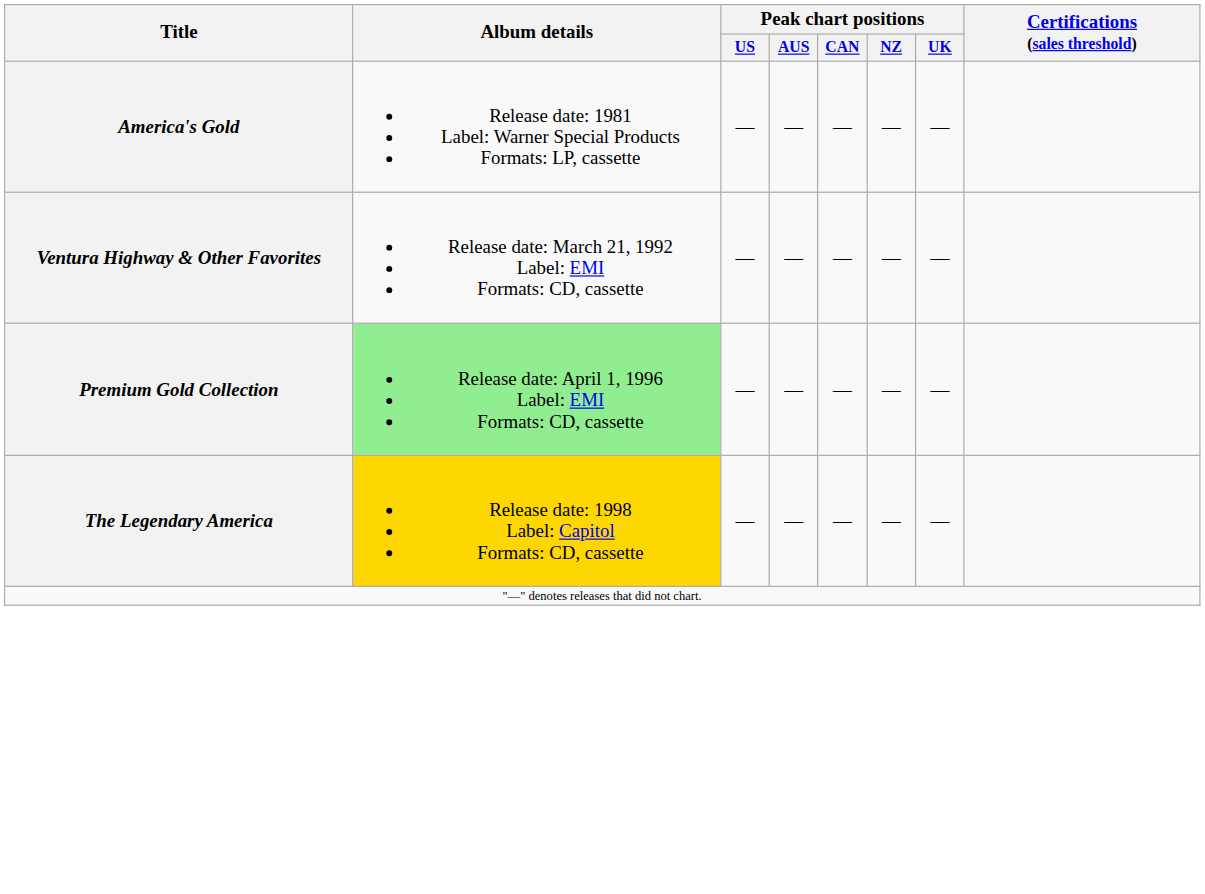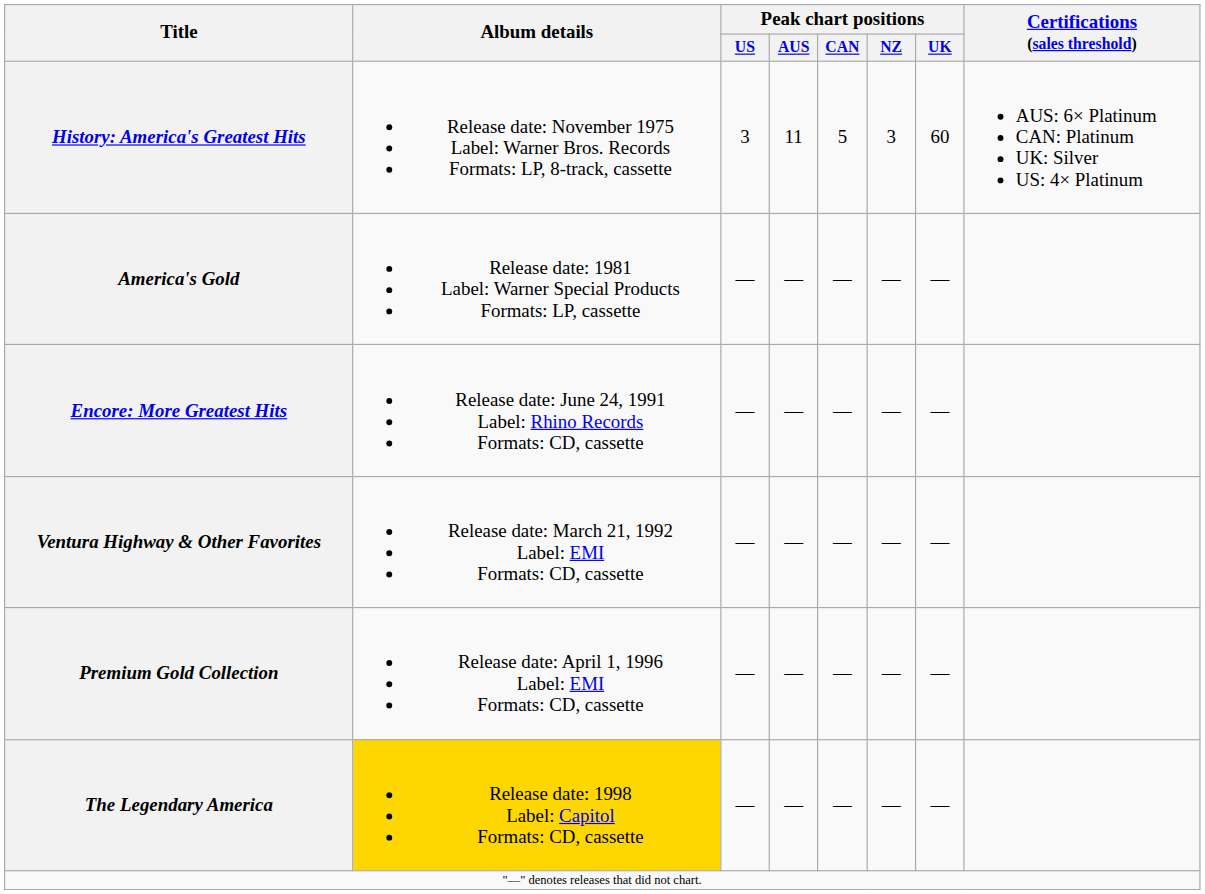+ row: (179, 137)
+ row: (179, 410)
(537, 400) lightgreen background -> (537, 684) no background
